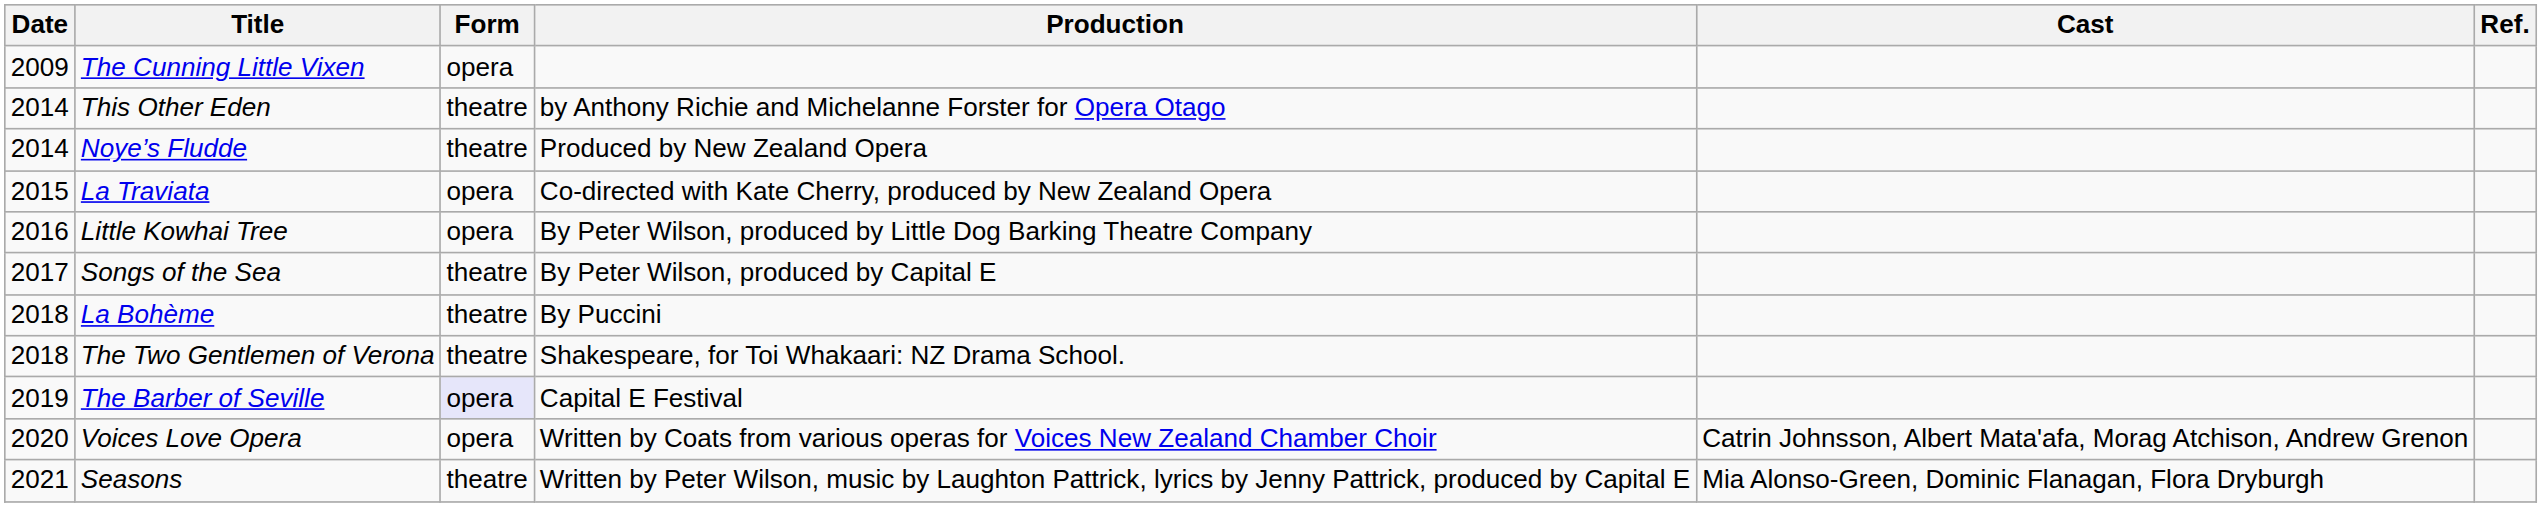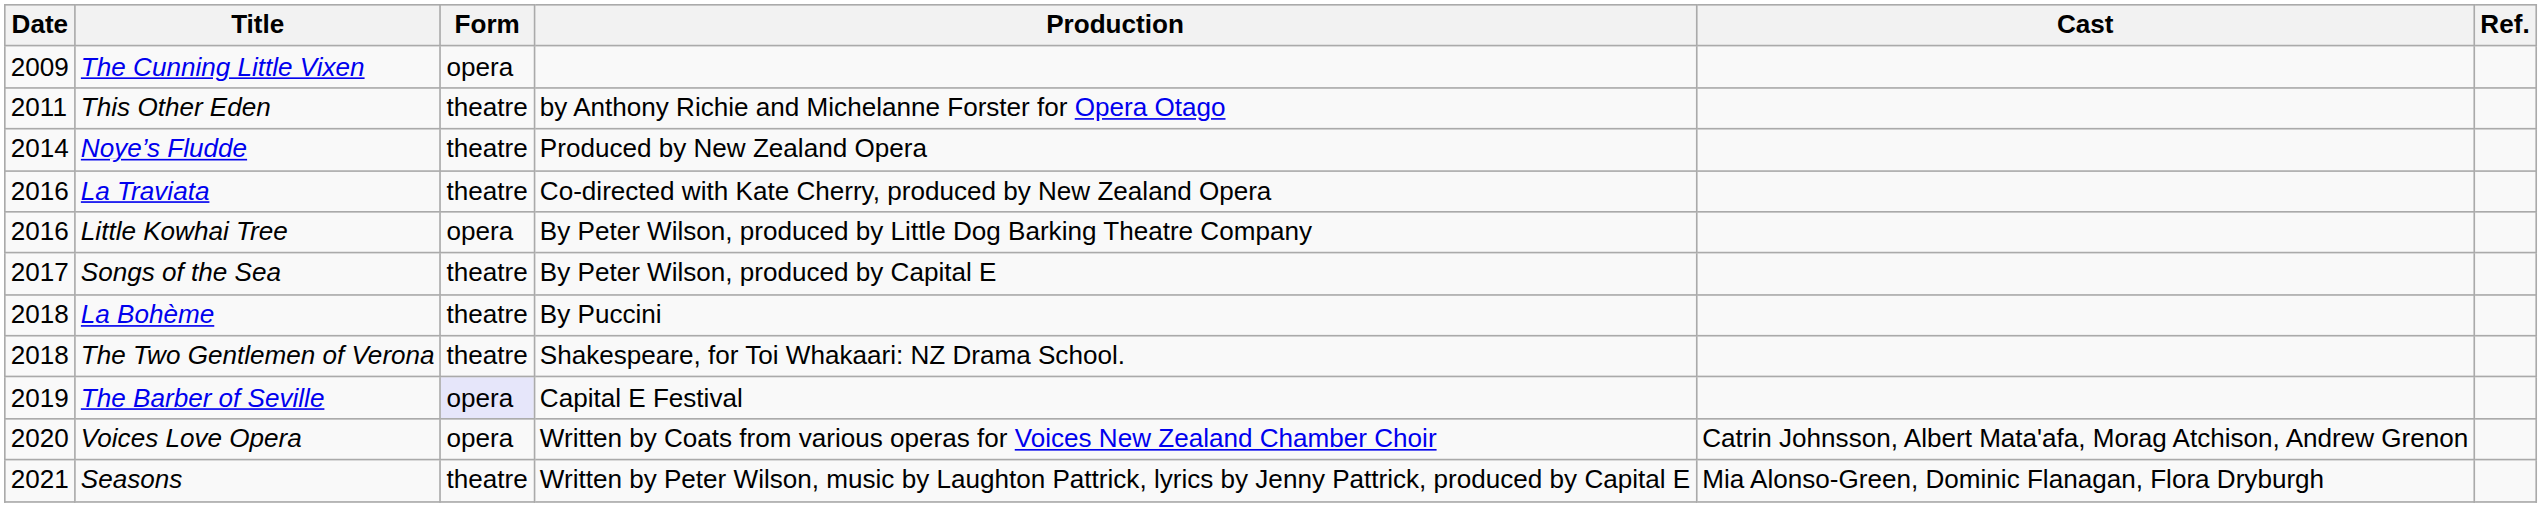(40, 107) 2014 -> (39, 107) 2011
(40, 190) 2015 -> (40, 190) 2016
(480, 190) opera -> (487, 190) theatre
